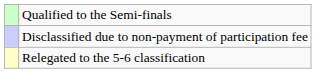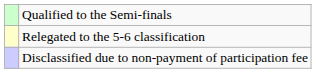rows swapped: (114, 57) <-> (165, 36)
